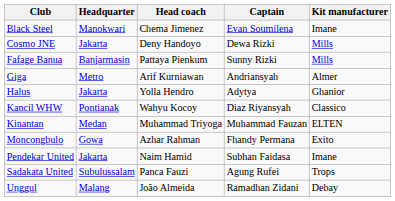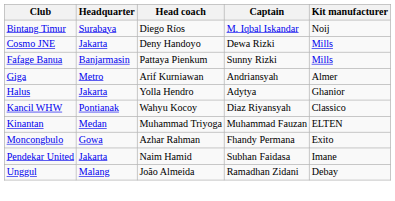+ row: (36, 28)
- row: (30, 28)
- row: (40, 172)
